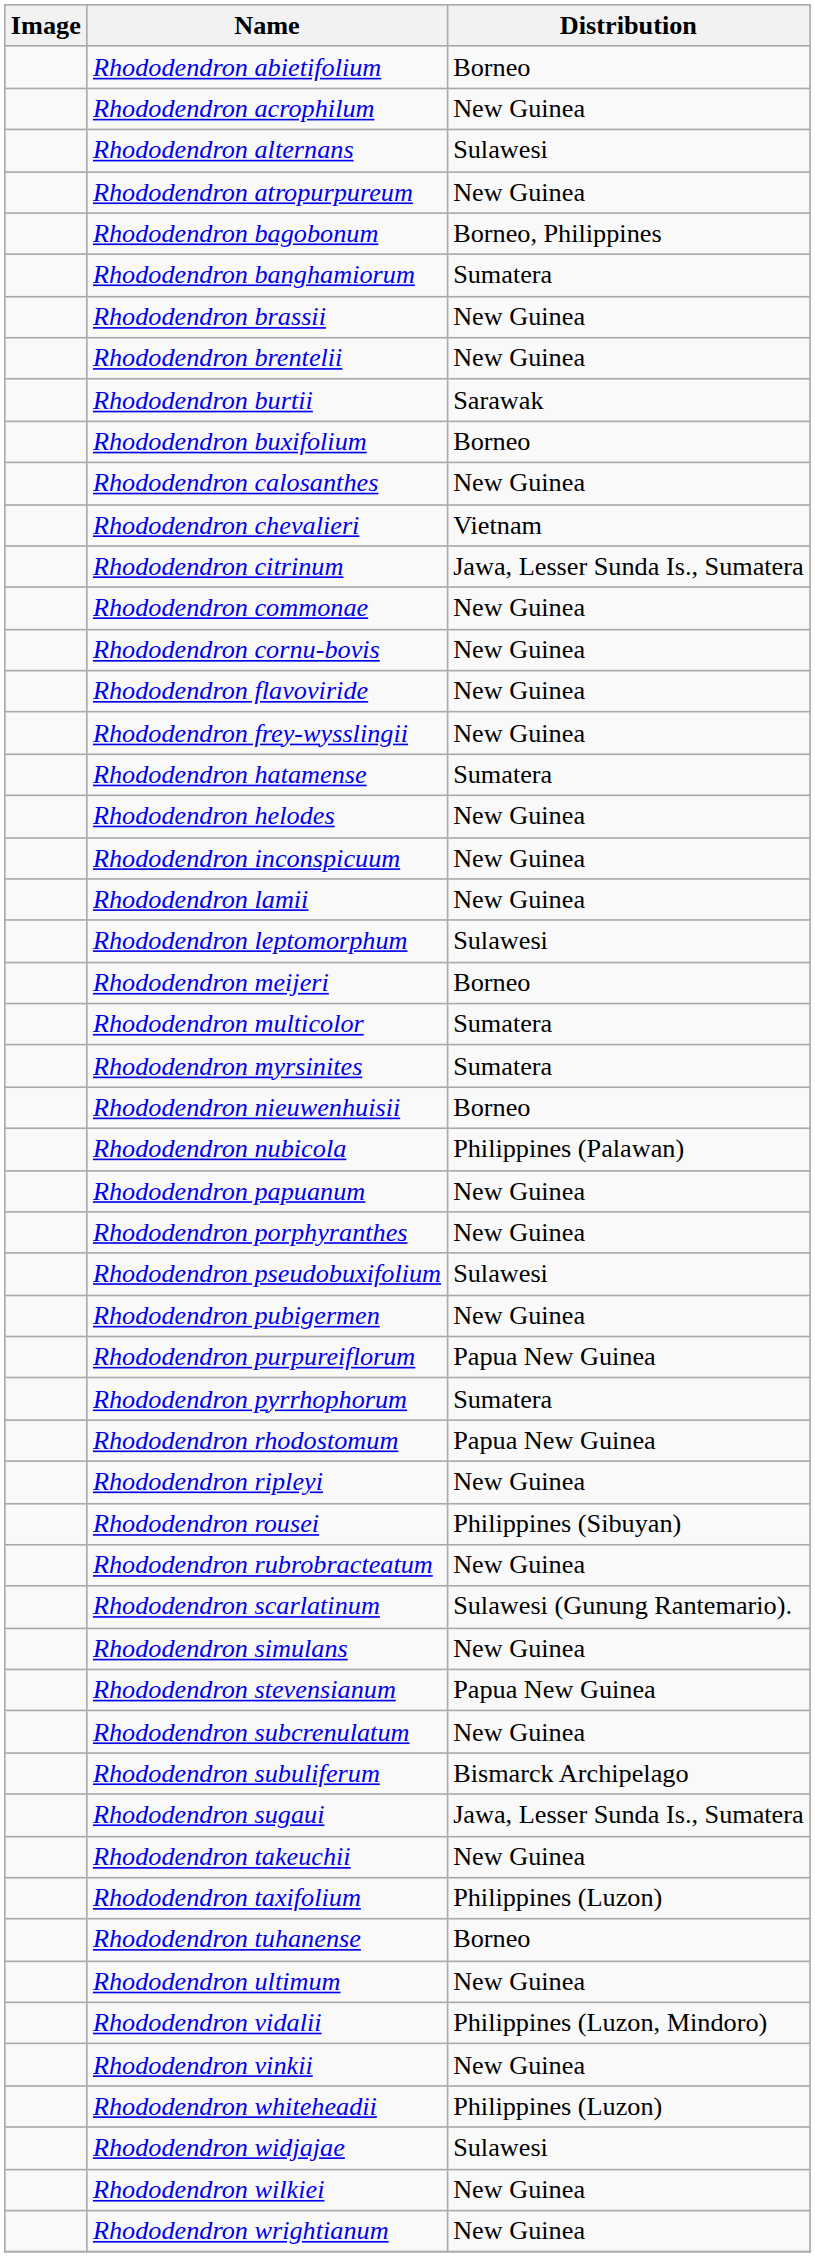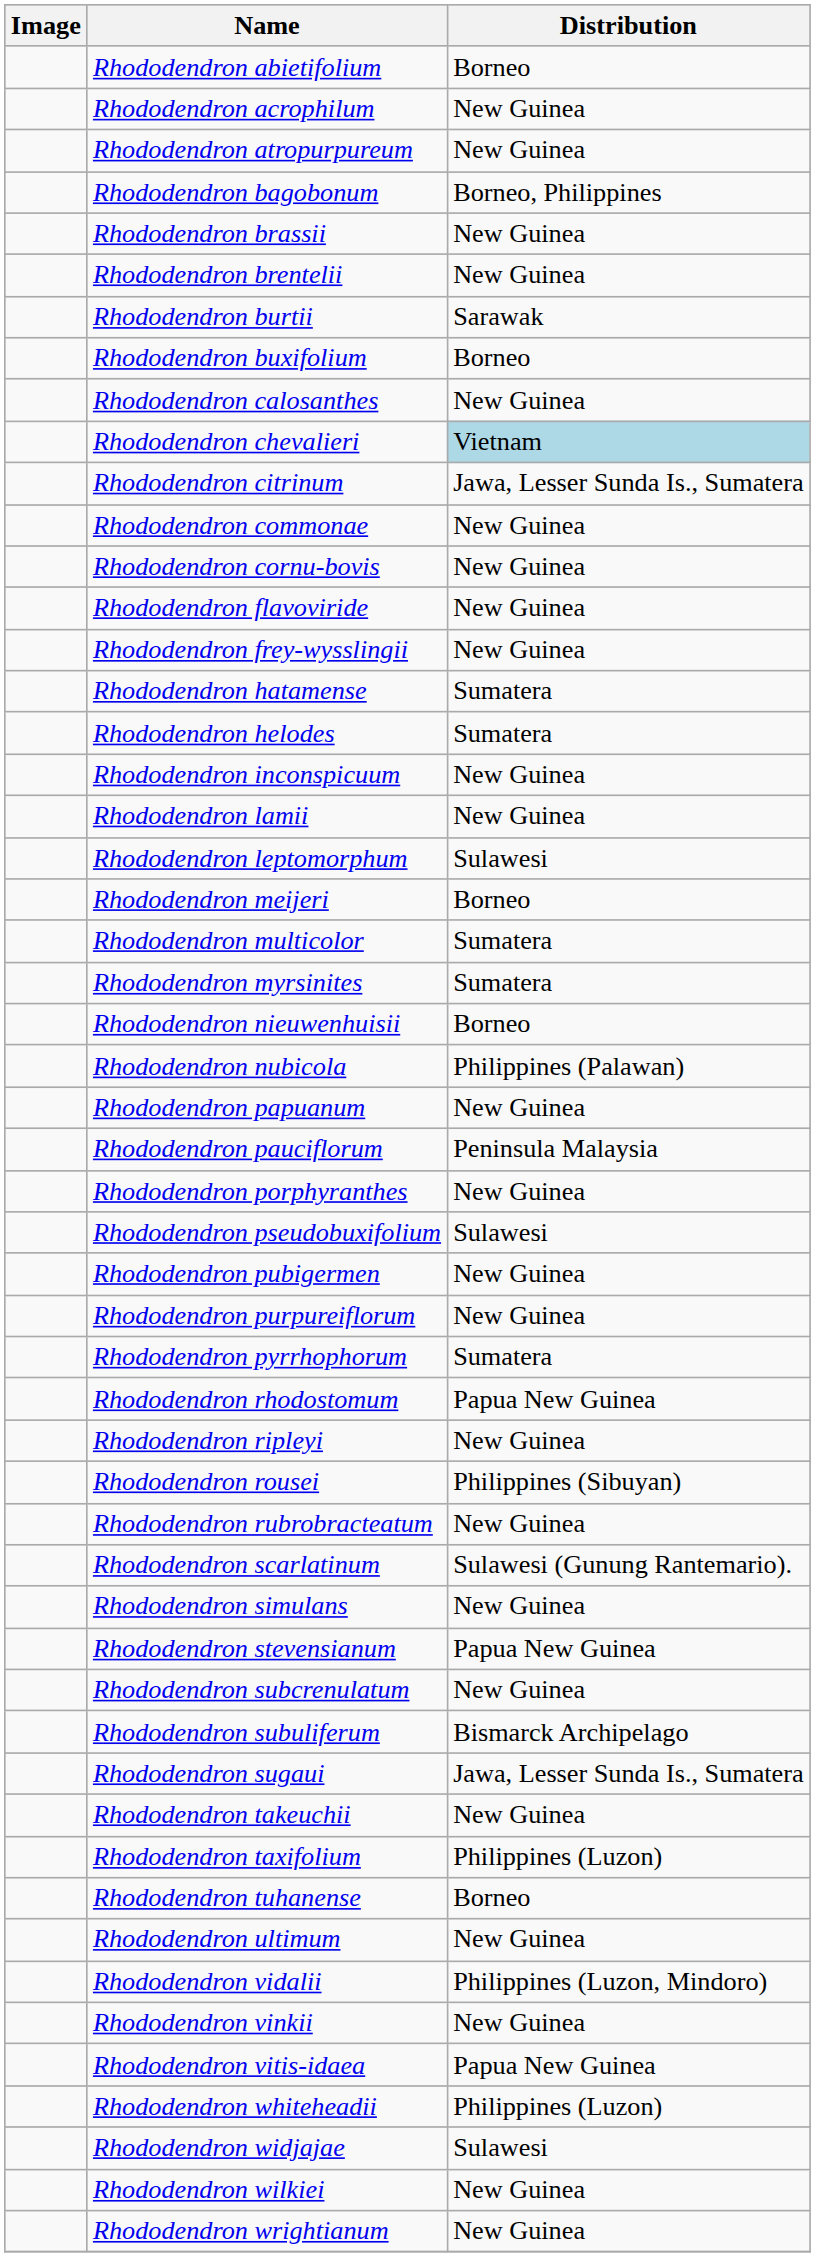- row: (223, 150)
- row: (254, 274)
(498, 524) no background -> (498, 441) lightblue background
(519, 815) New Guinea -> (503, 732) Sumatera
+ row: (238, 1148)
(554, 1356) Papua New Guinea -> (519, 1315) New Guinea
+ row: (229, 2064)
